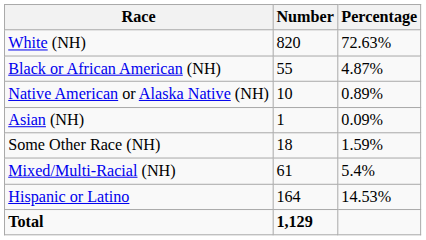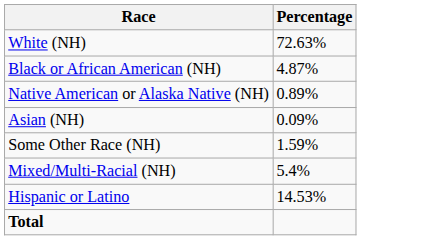- column: (305, 17)
